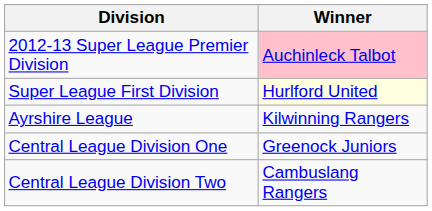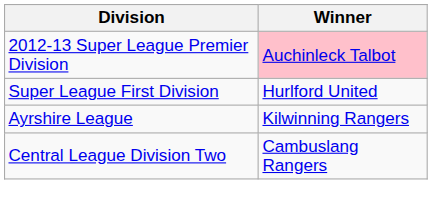(320, 91) lightyellow background -> (320, 91) no background
- row: (118, 145)
